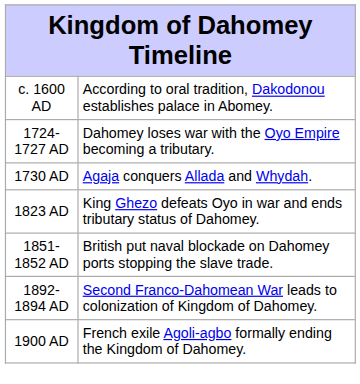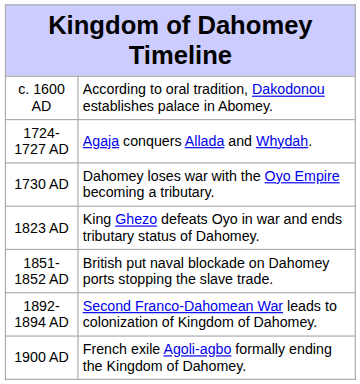(211, 141) Dahomey loses war with the Oyo Empire becoming a tributary. -> (197, 141) Agaja conquers Allada and Whydah.
(197, 176) Agaja conquers Allada and Whydah. -> (211, 184) Dahomey loses war with the Oyo Empire becoming a tributary.
